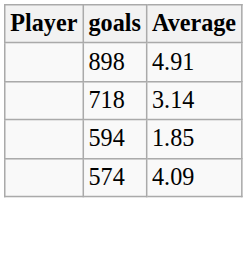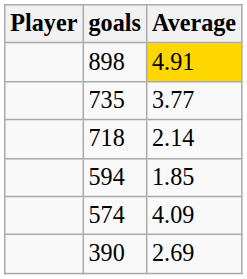(173, 61) no background -> (173, 61) gold background
+ row: (107, 100)
(173, 100) 3.14 -> (173, 138) 2.14
+ row: (107, 253)
